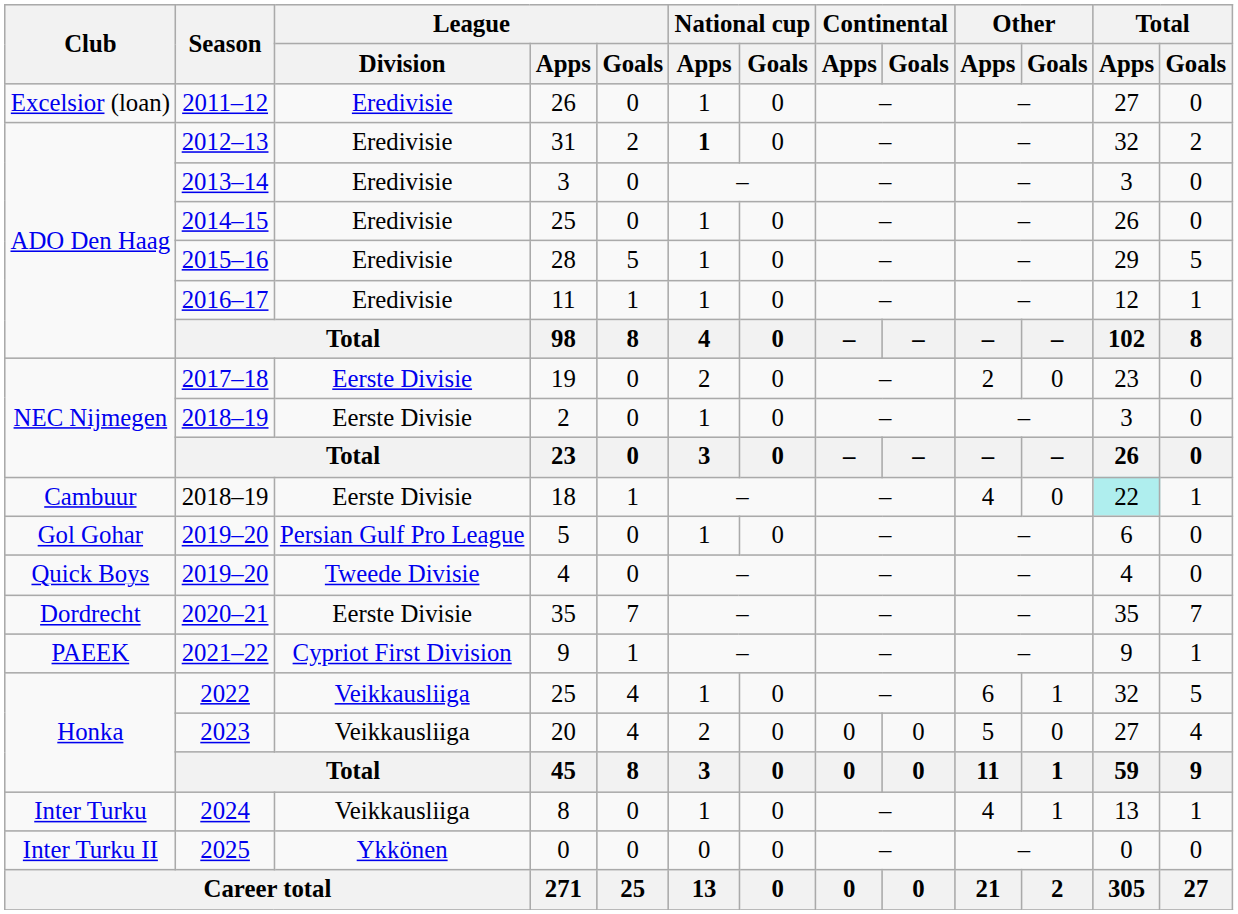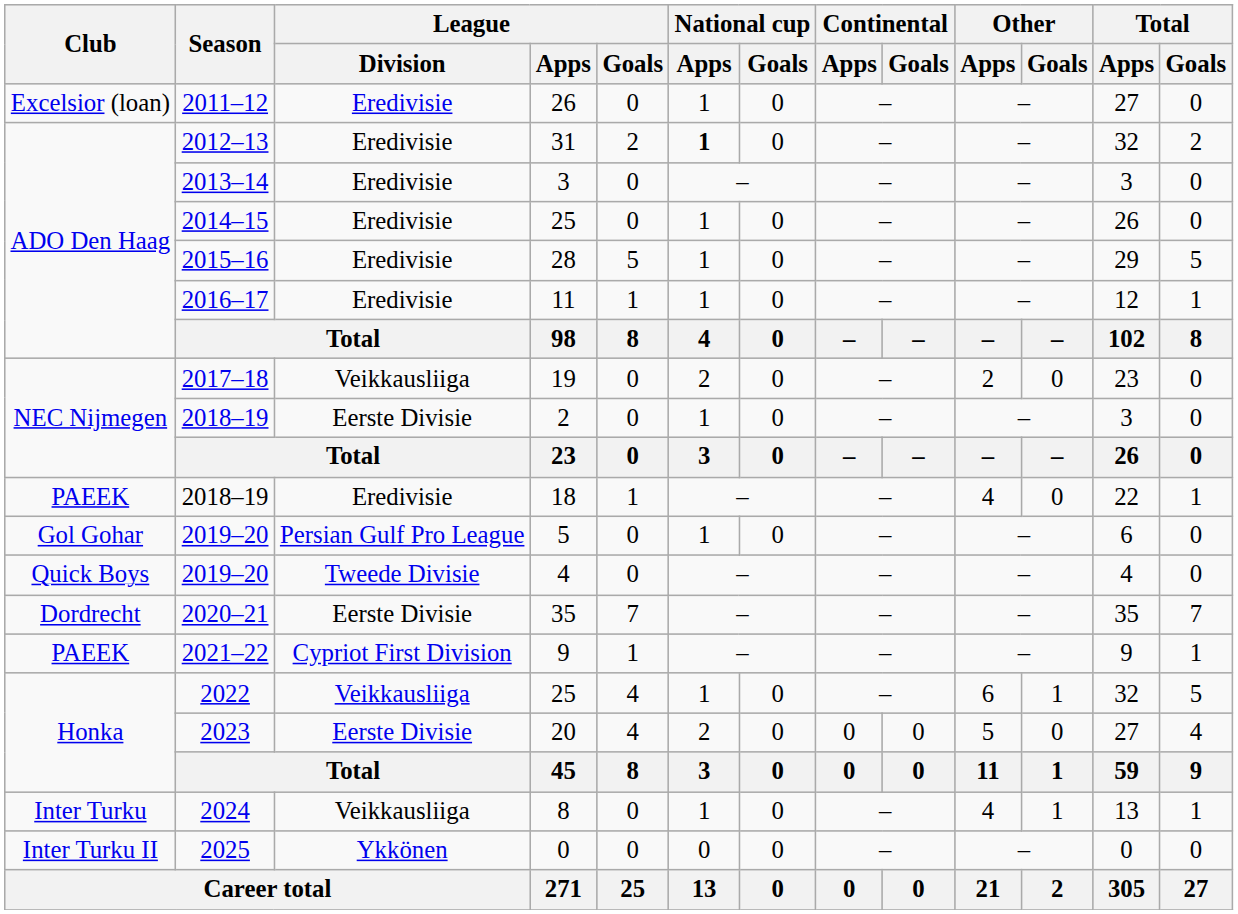(402, 378) Eerste Divisie -> (402, 378) Veikkausliiga
(90, 496) Cambuur -> (90, 496) PAEEK
(402, 496) Eerste Divisie -> (402, 496) Eredivisie
(1127, 496) paleturquoise background -> (1127, 496) no background
(402, 732) Veikkausliiga -> (402, 732) Eerste Divisie
